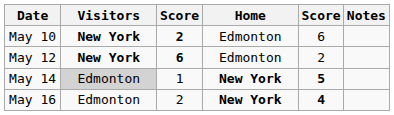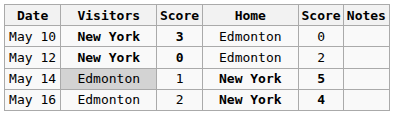(180, 36) 2 -> (180, 36) 3
(321, 36) 6 -> (321, 36) 0
(180, 57) 6 -> (180, 57) 0
